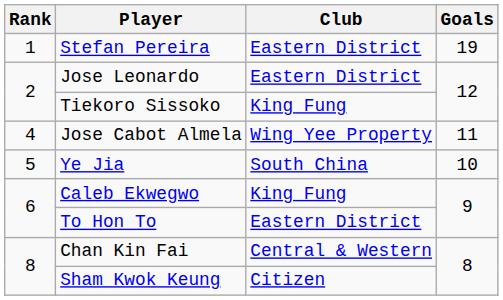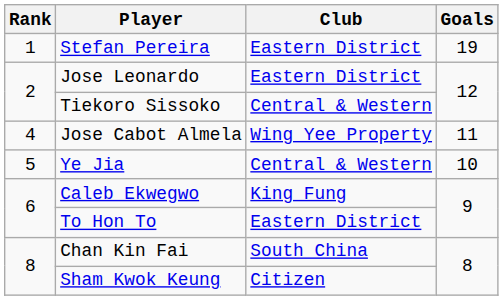(298, 106) King Fung -> (341, 106) Central & Western
(309, 164) South China -> (341, 164) Central & Western
(341, 251) Central & Western -> (309, 251) South China
